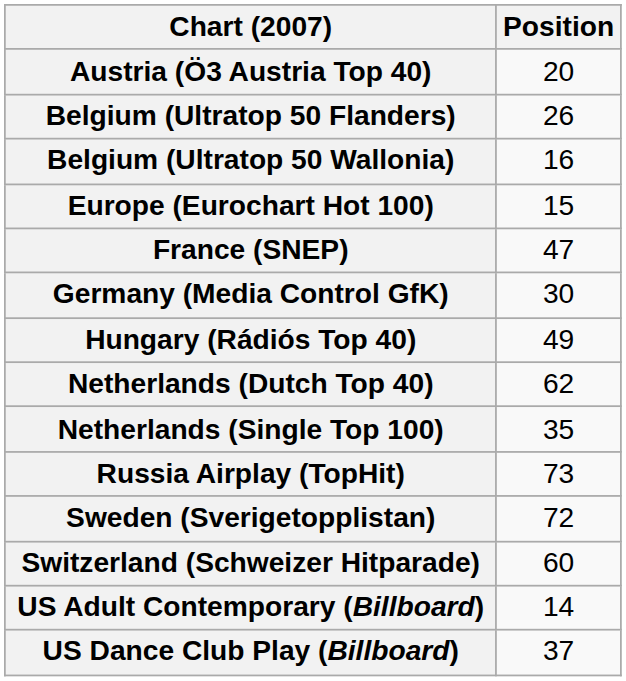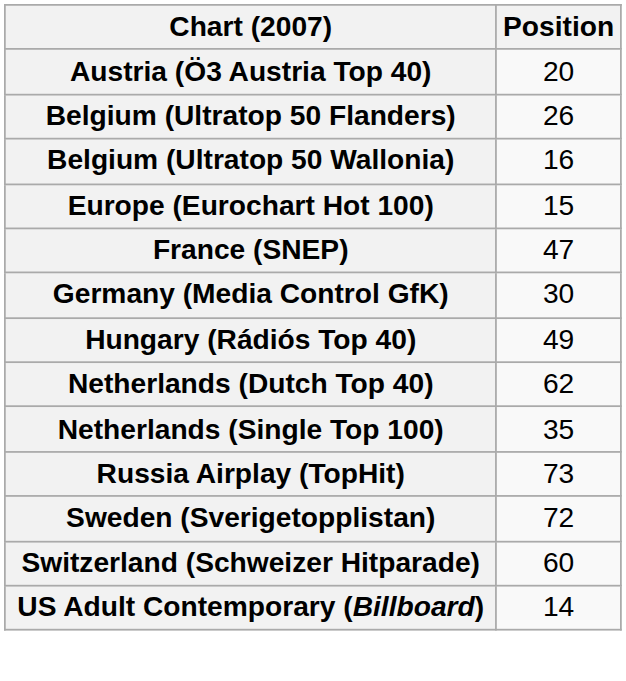- row: (251, 652)
